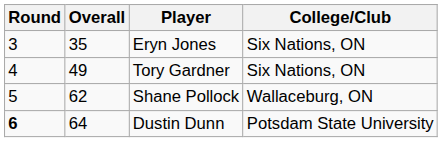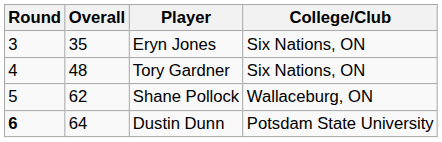(78, 70) 49 -> (78, 70) 48
